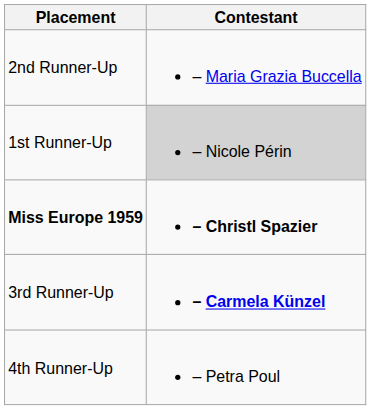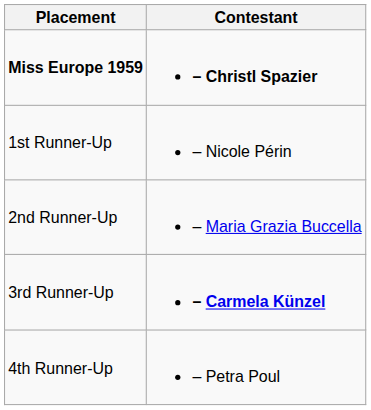rows swapped: (76, 218) <-> (63, 67)
(256, 151) lightgrey background -> (256, 151) no background
